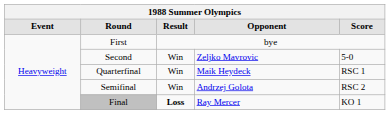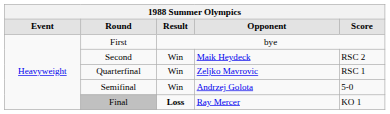(227, 56) Zeljko Mavrovic -> (224, 56) Maik Heydeck
(347, 56) 5-0 -> (353, 56) RSC 2
(224, 71) Maik Heydeck -> (227, 71) Zeljko Mavrovic
(353, 86) RSC 2 -> (347, 86) 5-0
